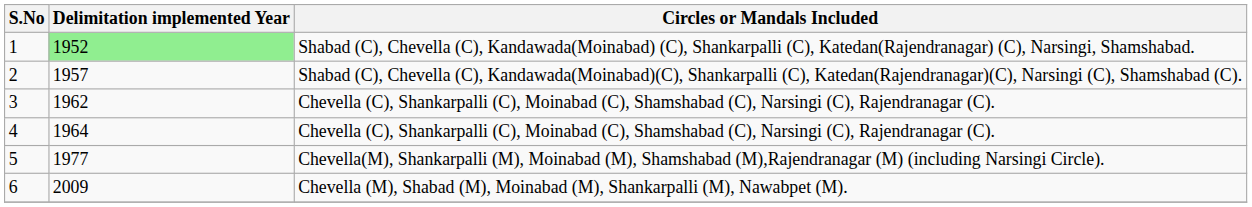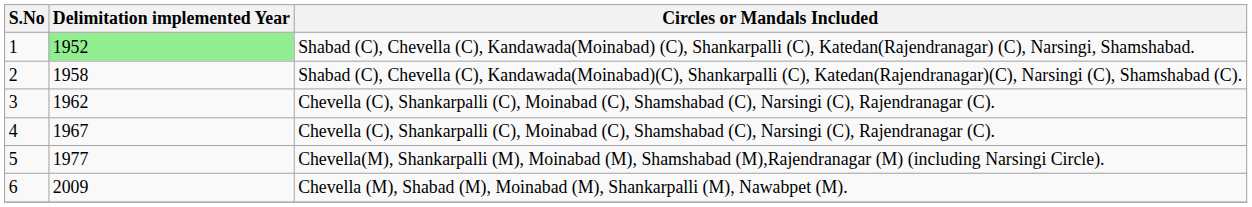(71, 74) 1957 -> (71, 74) 1958
(71, 131) 1964 -> (71, 131) 1967
